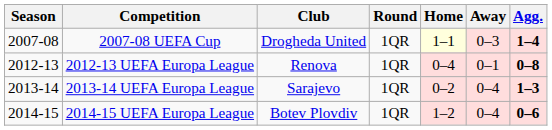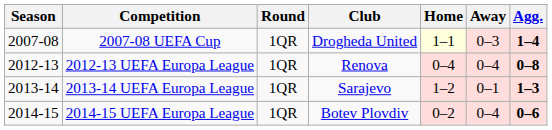columns swapped: (395, 16) <-> (314, 16)
(488, 64) 0–1 -> (488, 64) 0–4
(444, 88) 0–2 -> (444, 88) 1–2
(488, 88) 0–4 -> (488, 88) 0–1
(444, 112) 1–2 -> (444, 112) 0–2
